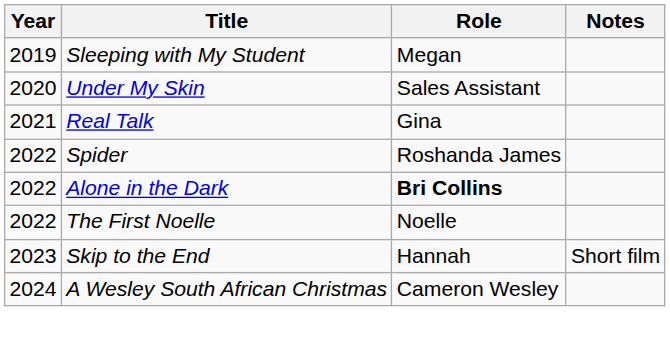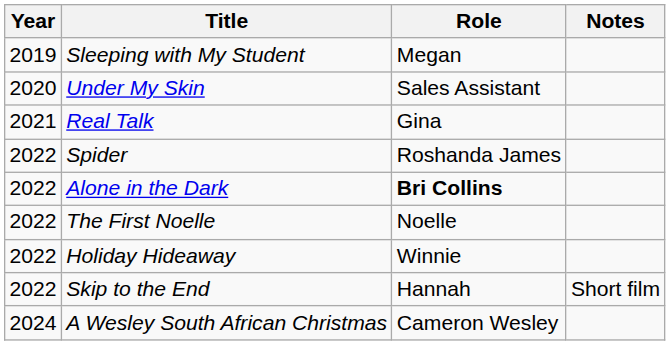+ row: (151, 255)
(33, 255) 2023 -> (33, 289) 2022
